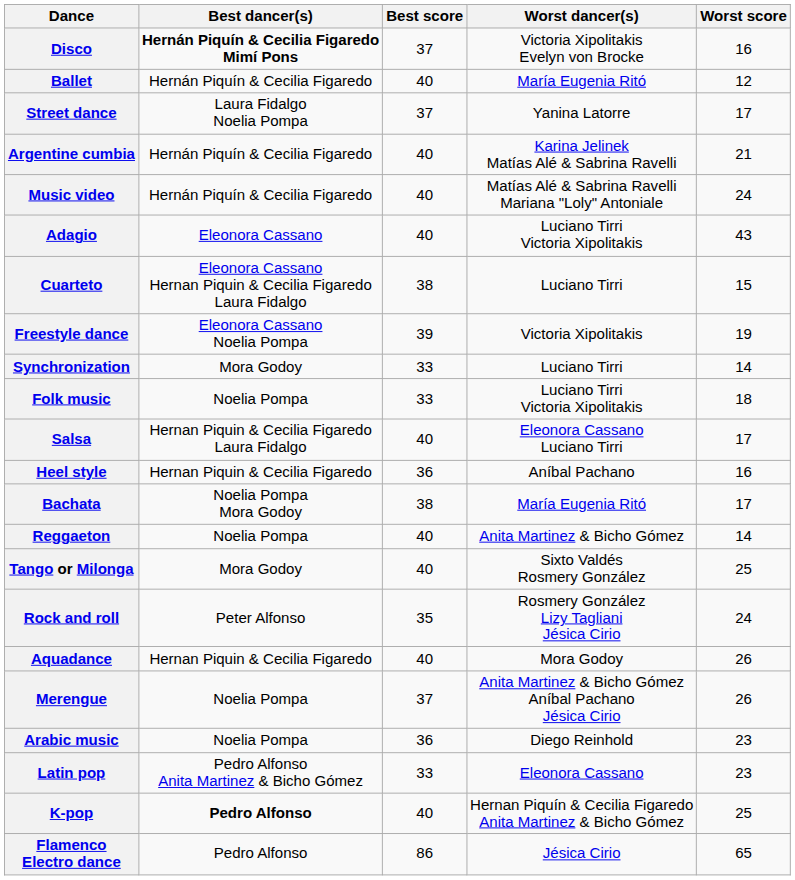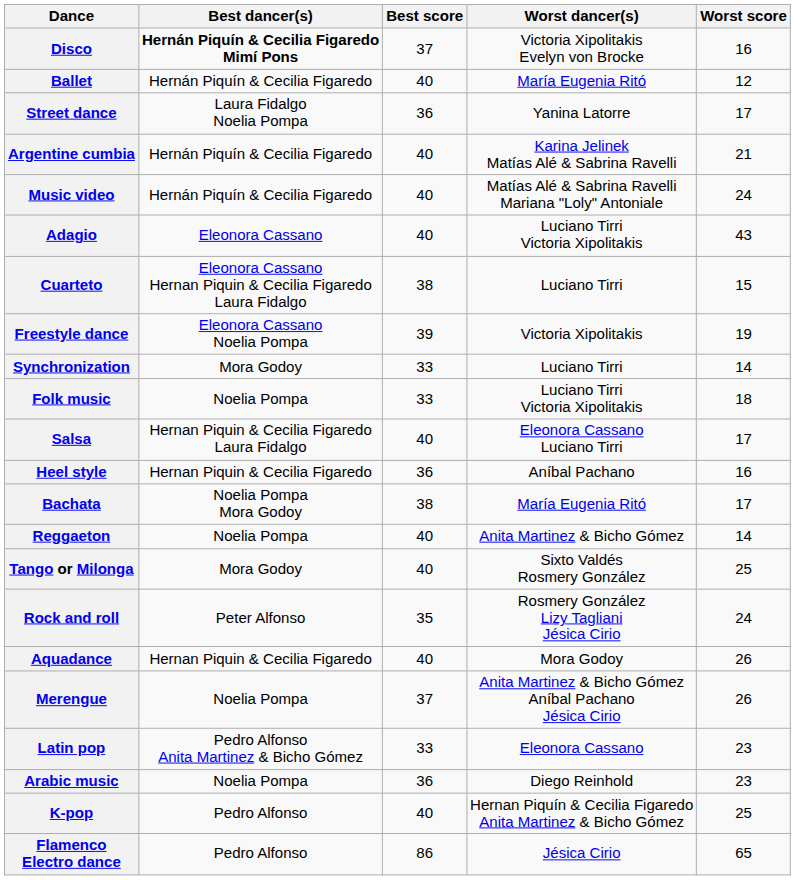(425, 113) 37 -> (425, 113) 36
rows swapped: (71, 772) <-> (71, 740)
(261, 813) bold -> (261, 813) normal
